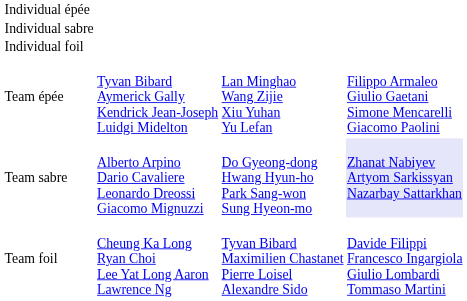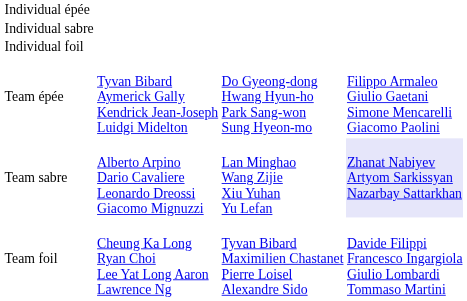(259, 104) Lan Minghao Wang Zijie Xiu Yuhan Yu Lefan -> (270, 104) Do Gyeong-dong Hwang Hyun-ho Park Sang-won Sung Hyeon-mo
(270, 185) Do Gyeong-dong Hwang Hyun-ho Park Sang-won Sung Hyeon-mo -> (259, 185) Lan Minghao Wang Zijie Xiu Yuhan Yu Lefan
